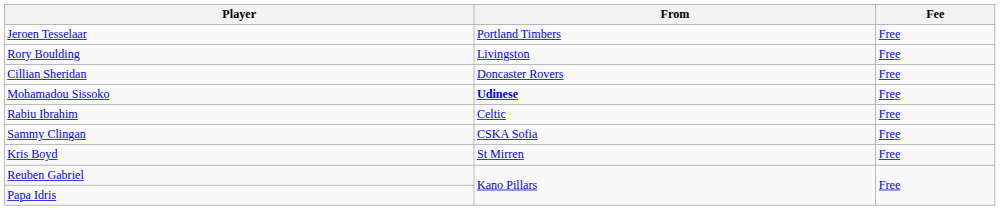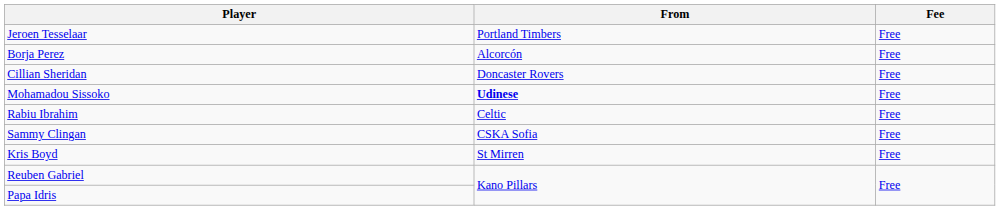- row: (44, 54)
+ row: (36, 54)
